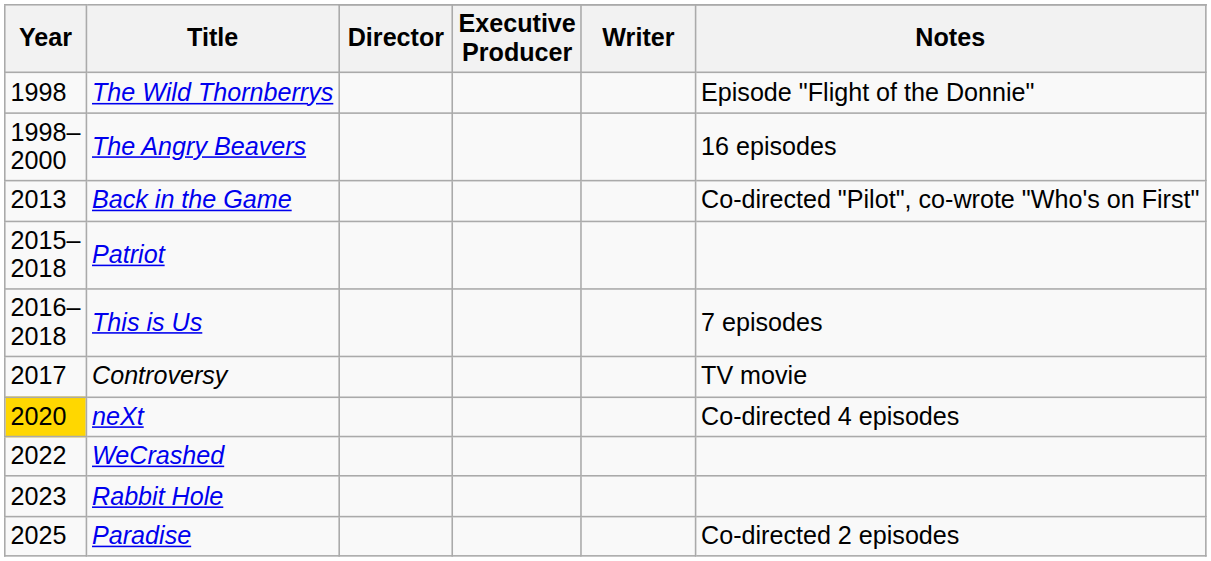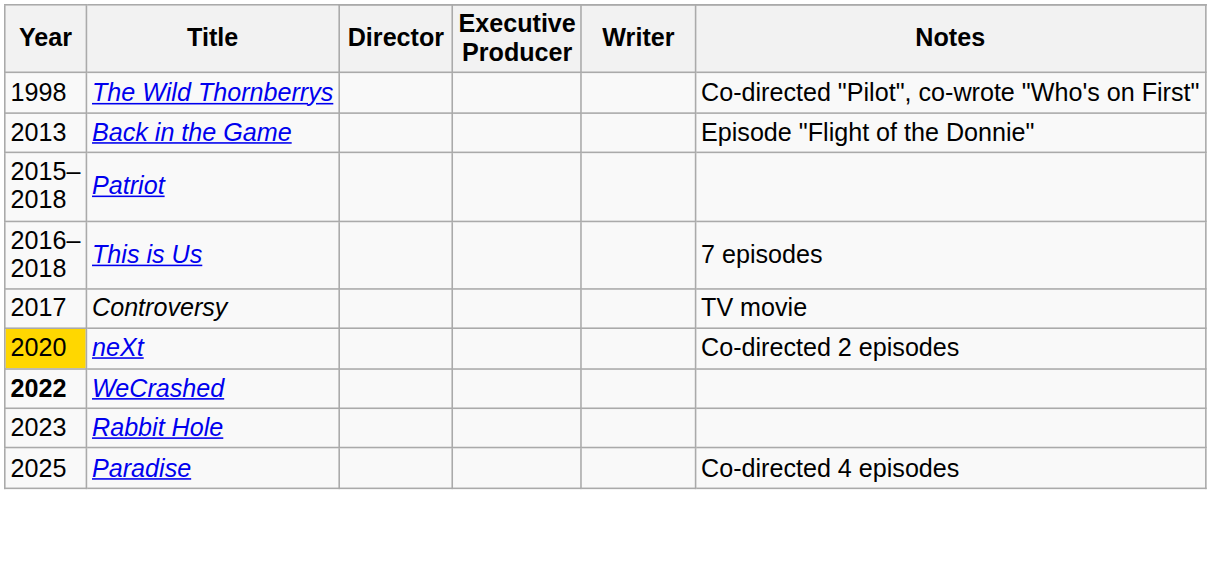(868, 92) Episode "Flight of the Donnie" -> (950, 92) Co-directed "Pilot", co-wrote "Who's on First"
- row: (199, 146)
(950, 200) Co-directed "Pilot", co-wrote "Who's on First" -> (868, 132) Episode "Flight of the Donnie"
(830, 416) Co-directed 4 episodes -> (830, 348) Co-directed 2 episodes
(39, 456) normal -> (39, 388) bold
(830, 535) Co-directed 2 episodes -> (830, 467) Co-directed 4 episodes
